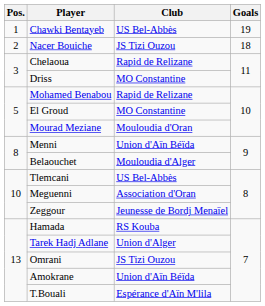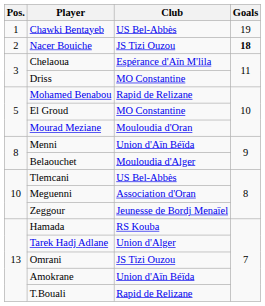(246, 45) normal -> (246, 45) bold
(154, 62) Rapid de Relizane -> (164, 62) Espérance d'Aïn M'lila
(164, 293) Espérance d'Aïn M'lila -> (154, 293) Rapid de Relizane
